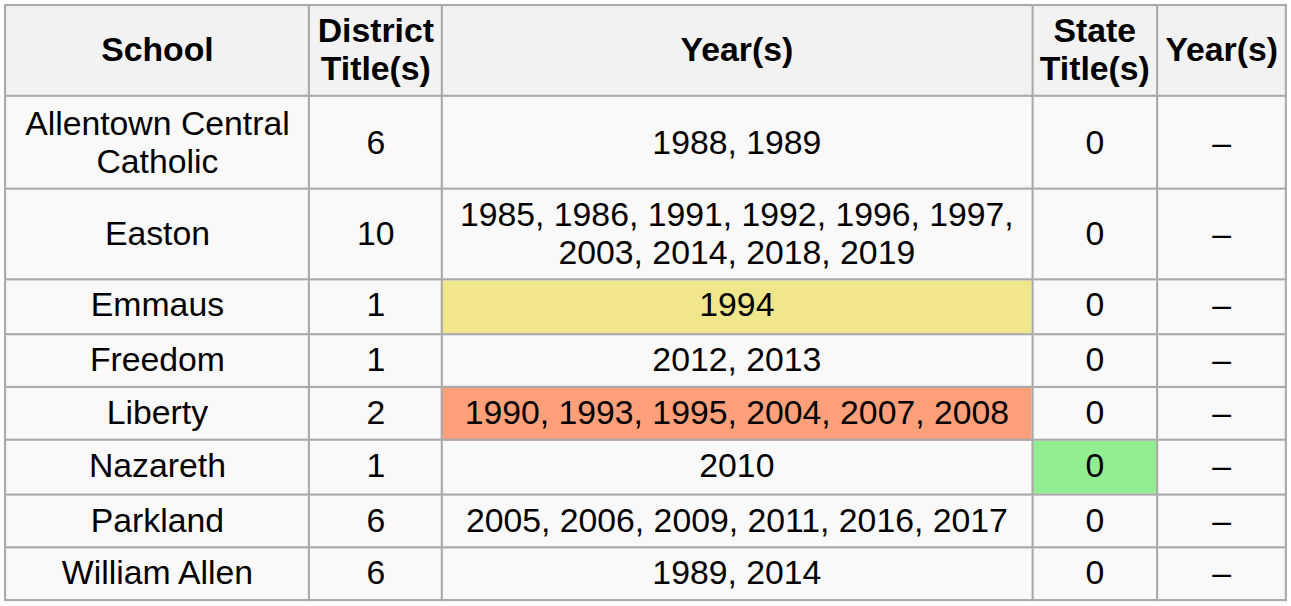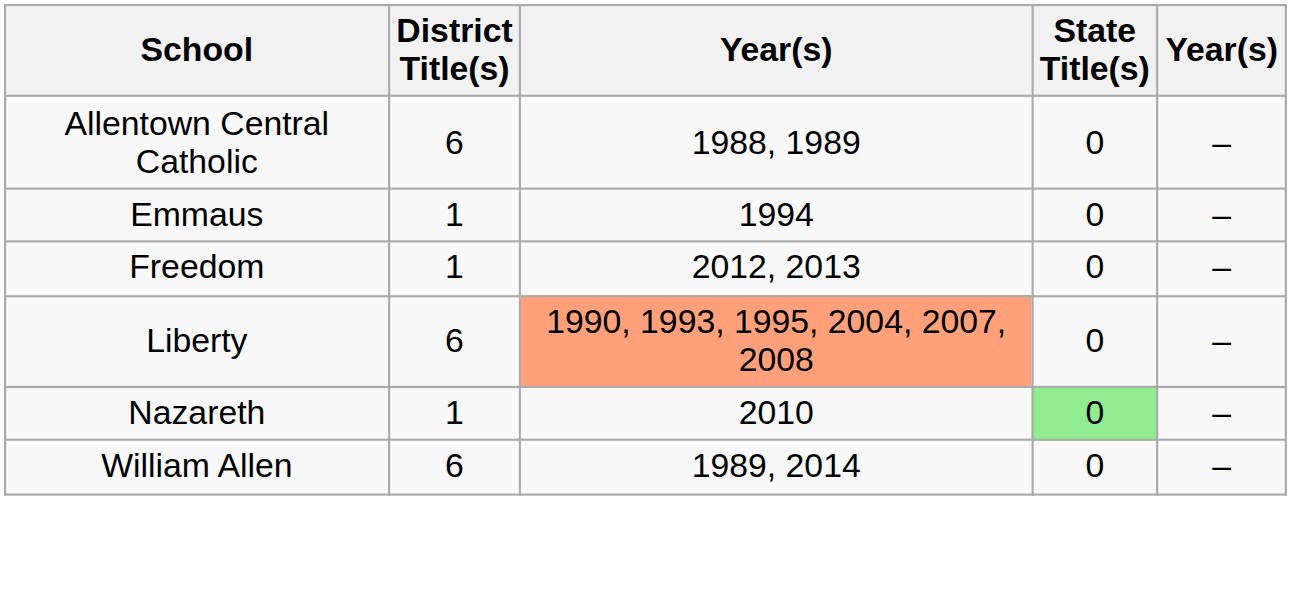- row: (157, 233)
(737, 305) khaki background -> (776, 214) no background
(376, 412) 2 -> (455, 340) 6
- row: (157, 519)
